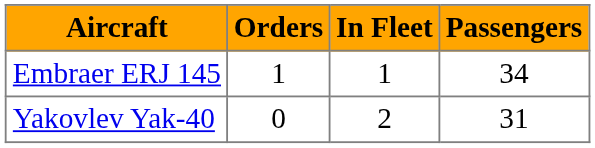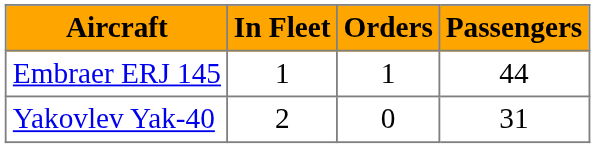columns swapped: (384, 27) <-> (279, 27)
(514, 73) 34 -> (514, 73) 44
